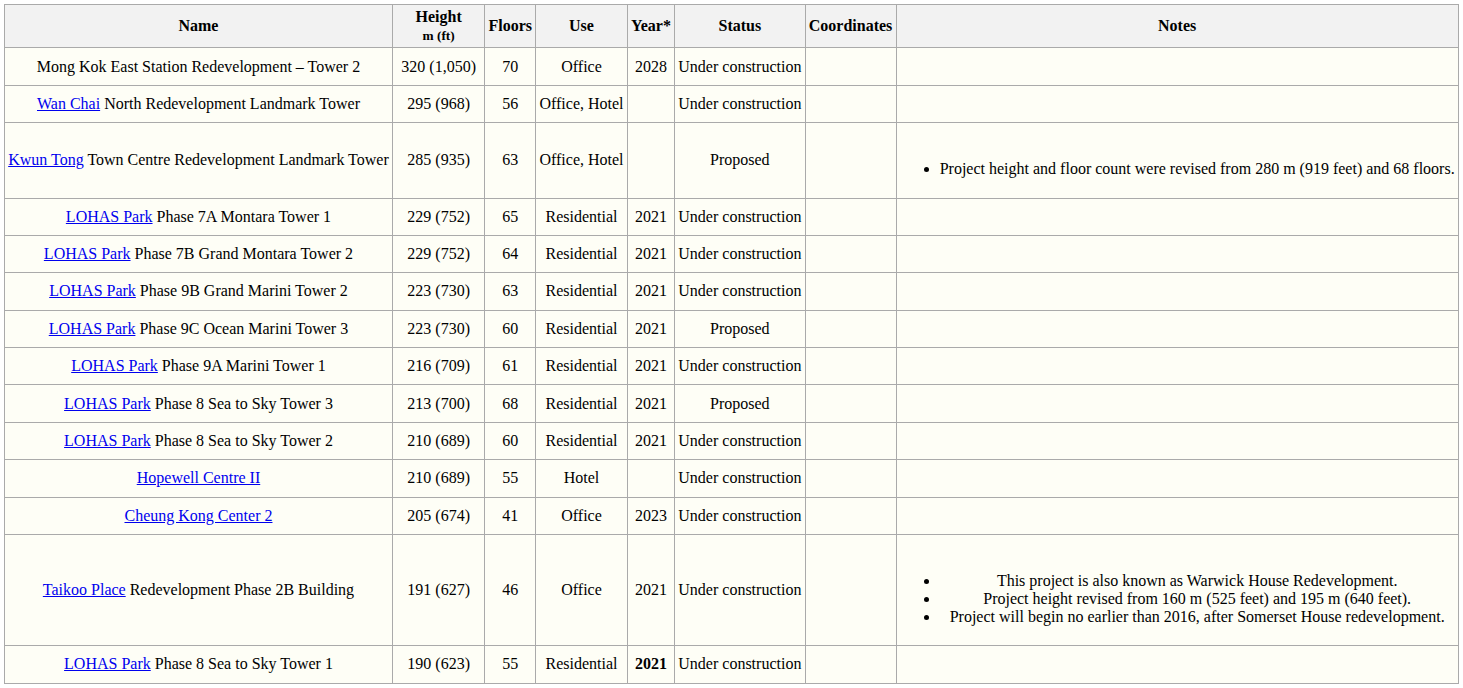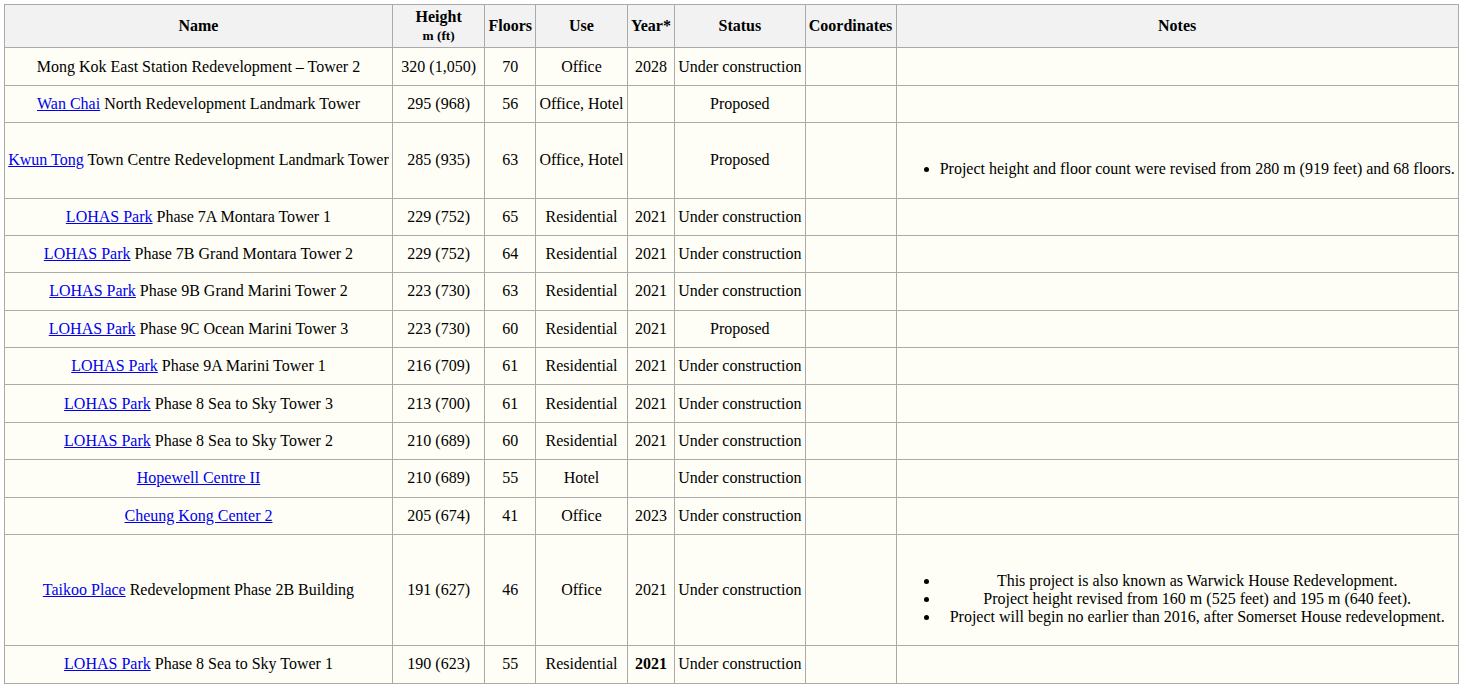(740, 103) Under construction -> (740, 103) Proposed
(510, 403) 68 -> (510, 403) 61
(740, 403) Proposed -> (740, 403) Under construction
